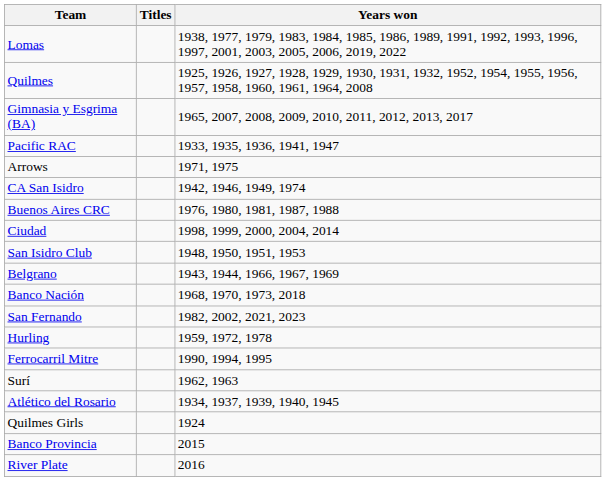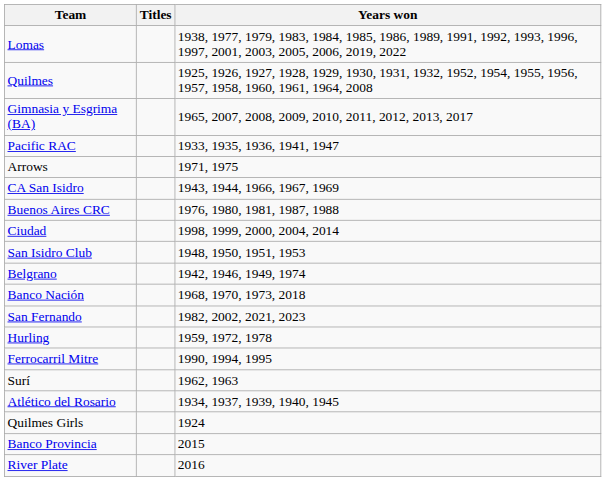(242, 188) 1942, 1946, 1949, 1974 -> (258, 188) 1943, 1944, 1966, 1967, 1969
(258, 273) 1943, 1944, 1966, 1967, 1969 -> (242, 273) 1942, 1946, 1949, 1974
